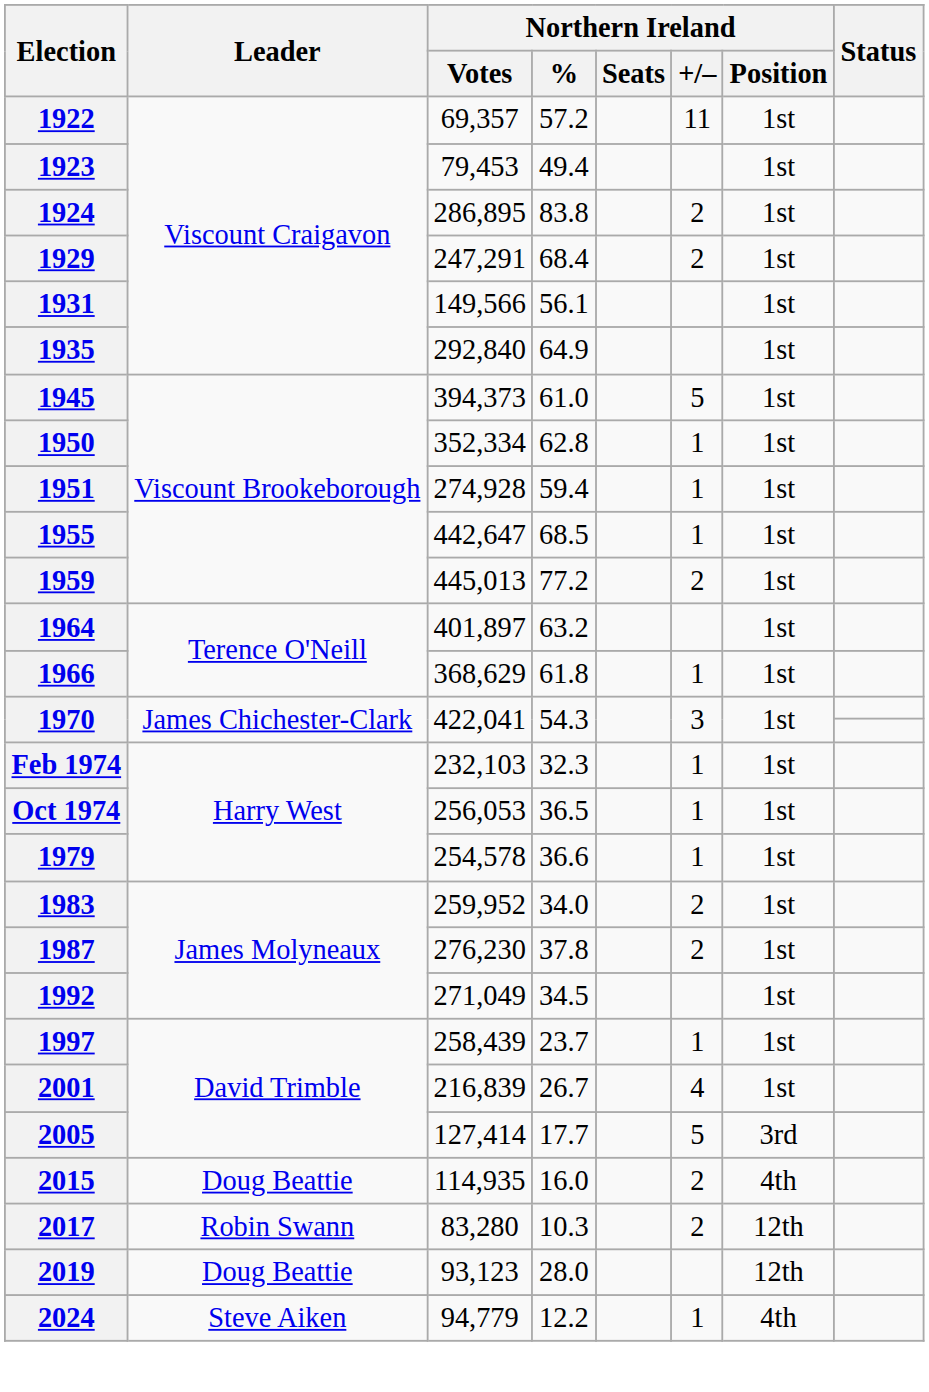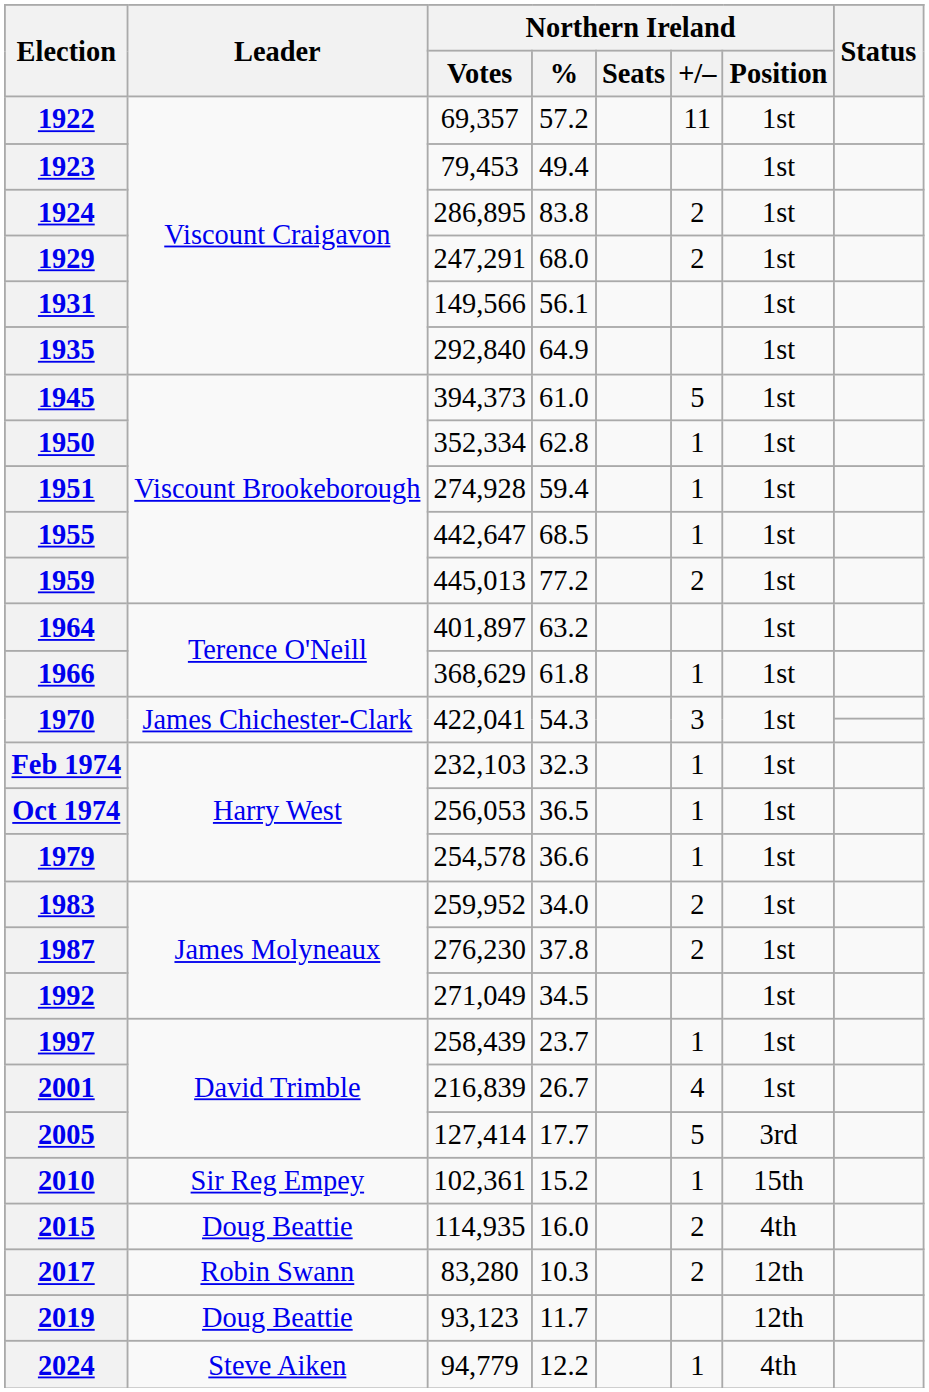(564, 257) 68.4 -> (564, 257) 68.0
+ row: (66, 1179)
(564, 1271) 28.0 -> (564, 1317) 11.7
